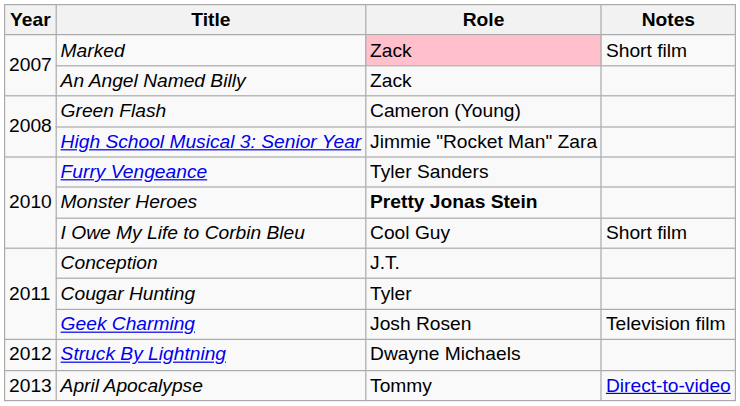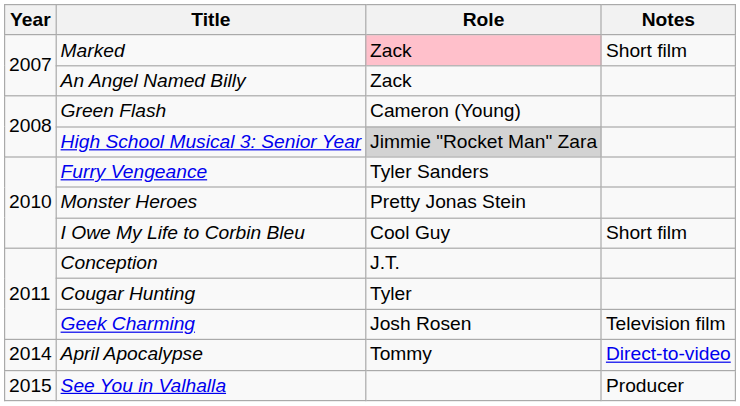(484, 141) no background -> (484, 141) lightgrey background
(454, 202) bold -> (448, 202) normal
- row: (143, 354)
(30, 385) 2013 -> (30, 354) 2014
+ row: (143, 385)
